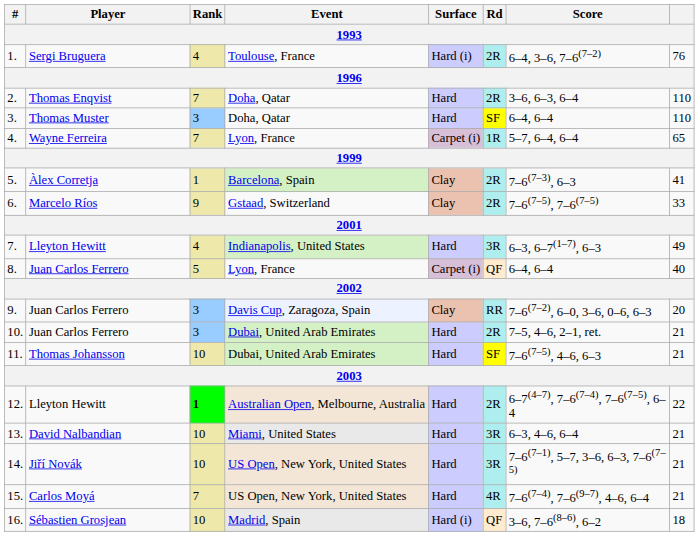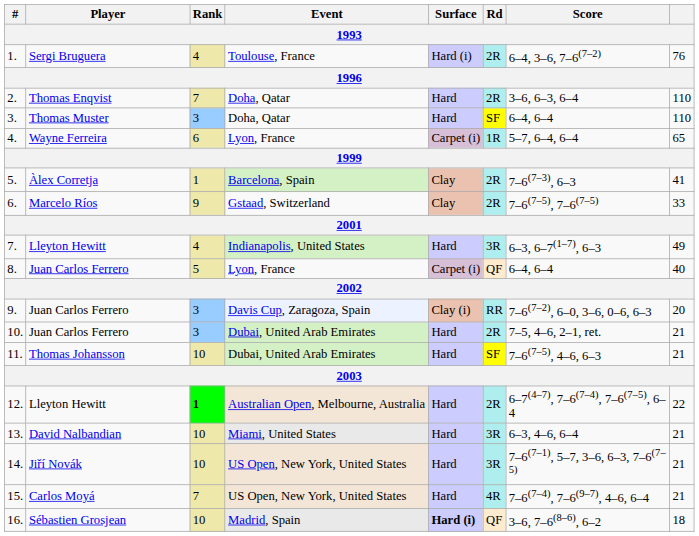(196, 138) 7 -> (196, 138) 6
(443, 310) Clay -> (451, 310) Clay (i)
(452, 519) normal -> (453, 519) bold
